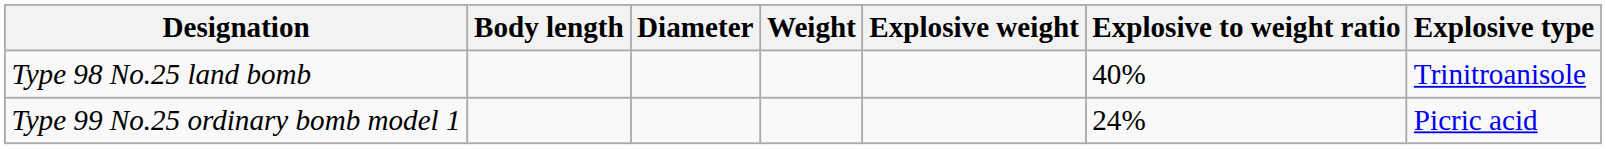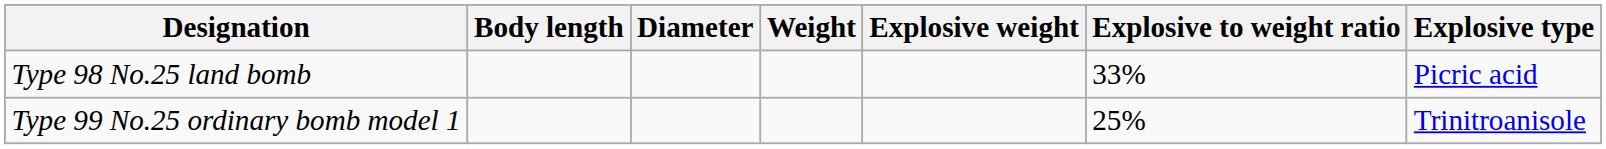(1119, 73) 40% -> (1119, 73) 33%
(1500, 73) Trinitroanisole -> (1476, 73) Picric acid
(1119, 119) 24% -> (1119, 119) 25%
(1476, 119) Picric acid -> (1500, 119) Trinitroanisole
